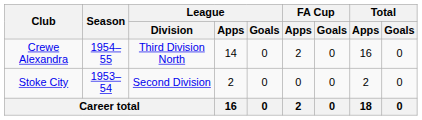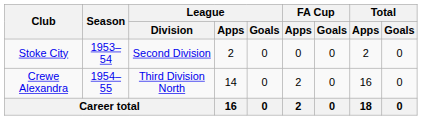rows swapped: (44, 83) <-> (44, 53)
